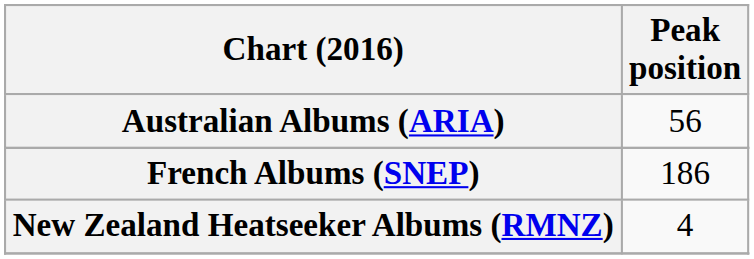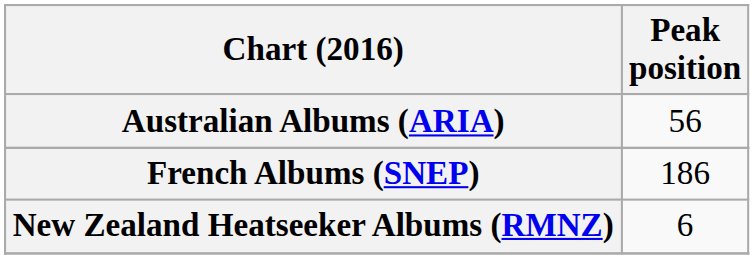(685, 225) 4 -> (685, 225) 6
